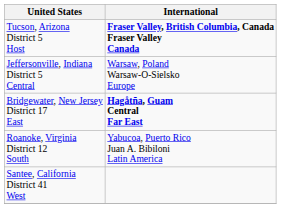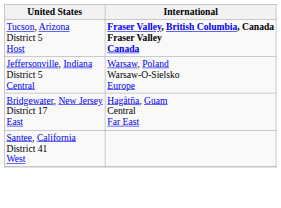(140, 111) bold -> (137, 111) normal
- row: (42, 148)
